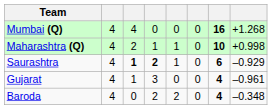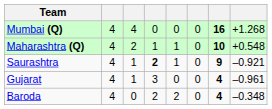(249, 46) +0.998 -> (249, 46) +0.548
(134, 63) bold -> (134, 63) normal
(219, 63) 6 -> (219, 63) 9
(249, 63) –0.929 -> (249, 63) –0.921
